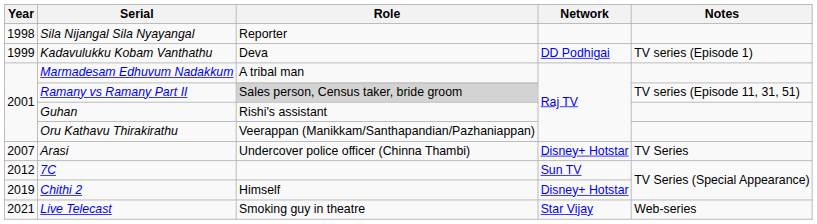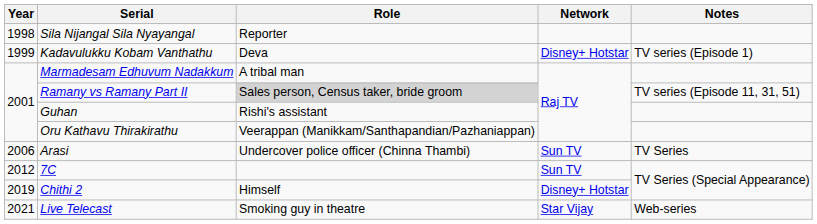(575, 53) DD Podhigai -> (585, 53) Disney+ Hotstar
(21, 151) 2007 -> (21, 151) 2006
(585, 151) Disney+ Hotstar -> (561, 151) Sun TV
